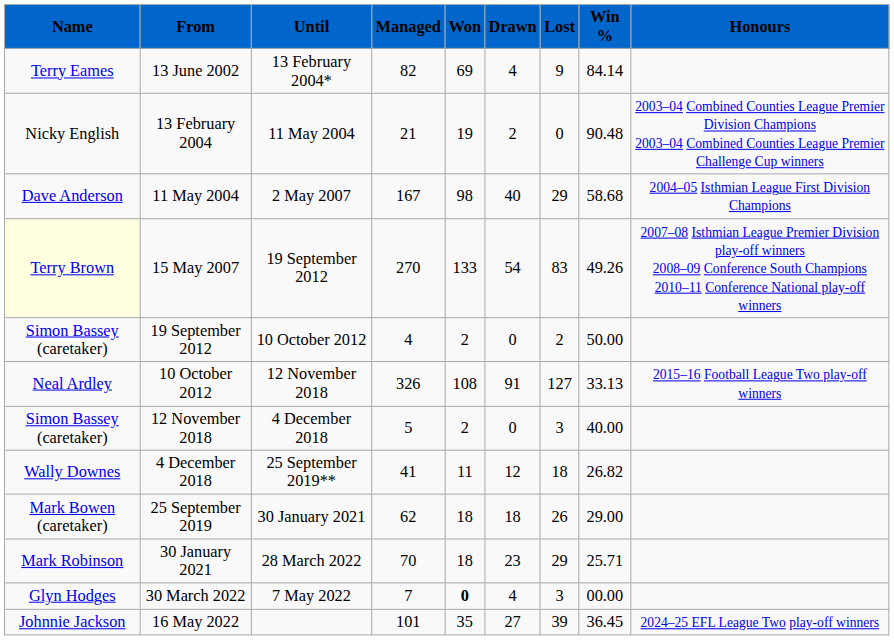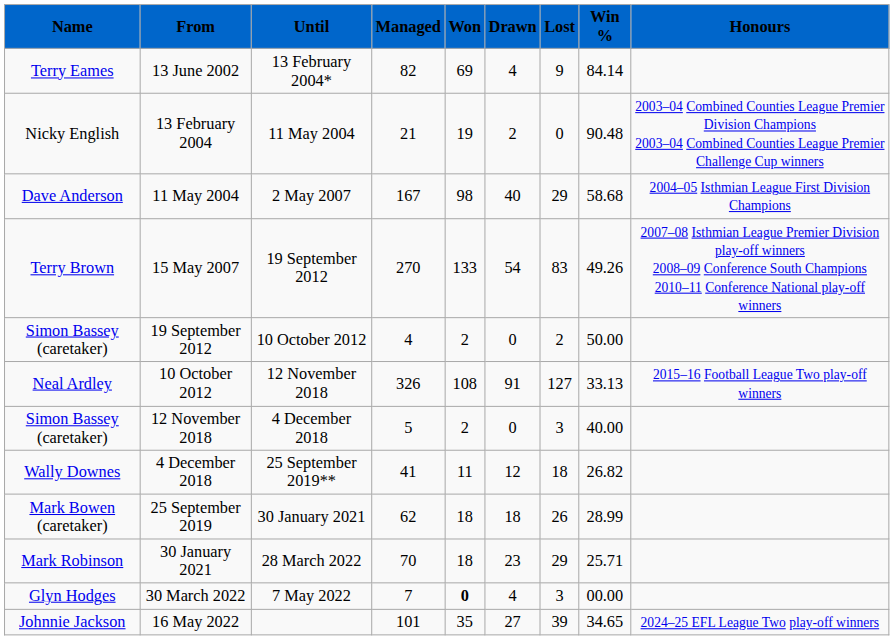(72, 267) lightyellow background -> (72, 267) no background
(605, 516) 29.00 -> (605, 516) 28.99
(605, 621) 36.45 -> (605, 621) 34.65
